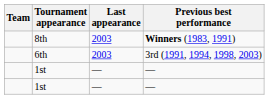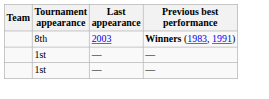- row: (41, 54)
